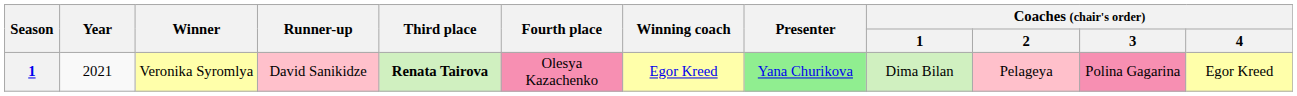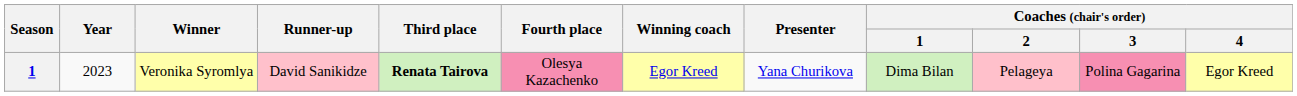(97, 72) 2021 -> (97, 72) 2023
(805, 72) lightgreen background -> (805, 72) no background
